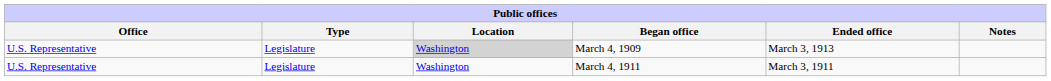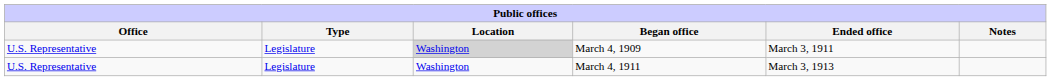(801, 48) March 3, 1913 -> (801, 48) March 3, 1911
(801, 66) March 3, 1911 -> (801, 66) March 3, 1913
